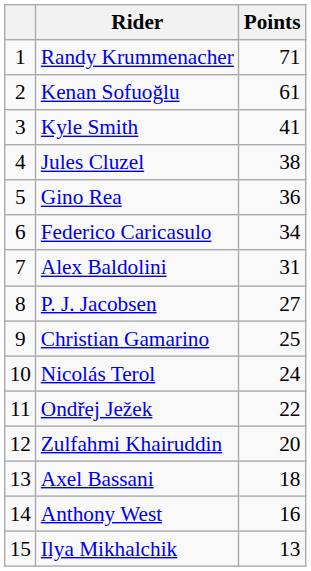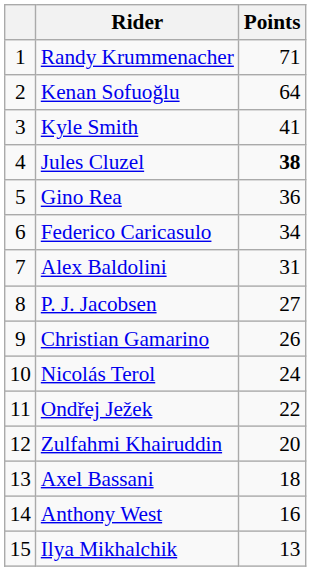(290, 92) 61 -> (290, 92) 64
(290, 162) normal -> (290, 162) bold
(290, 338) 25 -> (290, 338) 26
